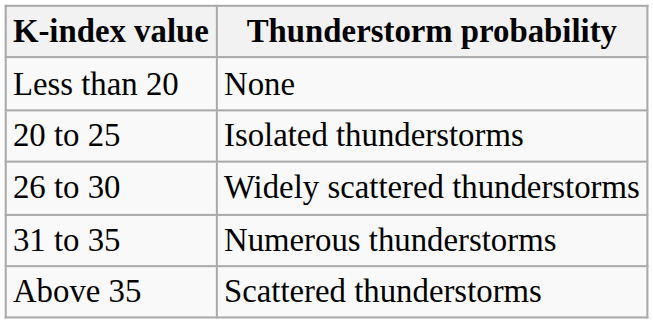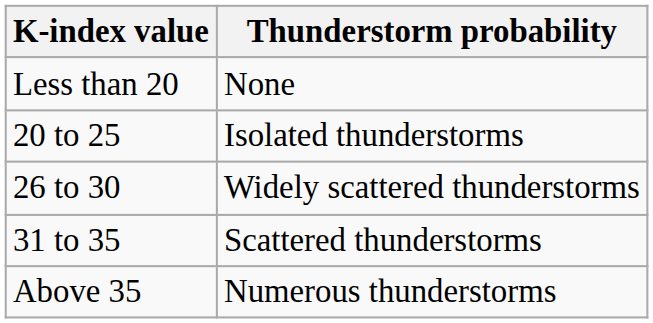(390, 239) Numerous thunderstorms -> (383, 239) Scattered thunderstorms
(383, 291) Scattered thunderstorms -> (390, 291) Numerous thunderstorms
